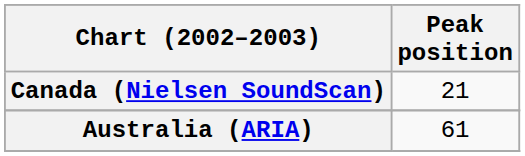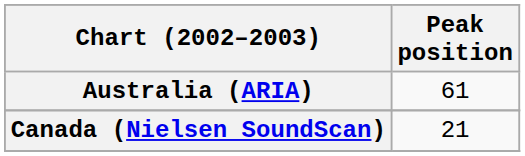rows swapped: (198, 131) <-> (198, 91)
